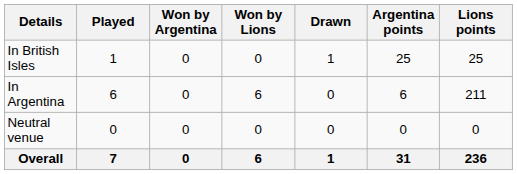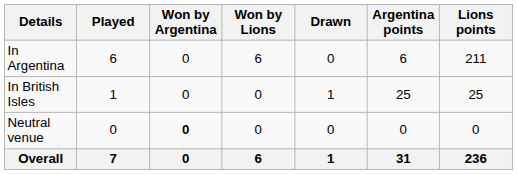rows swapped: (36, 94) <-> (33, 58)
(186, 130) normal -> (186, 130) bold
